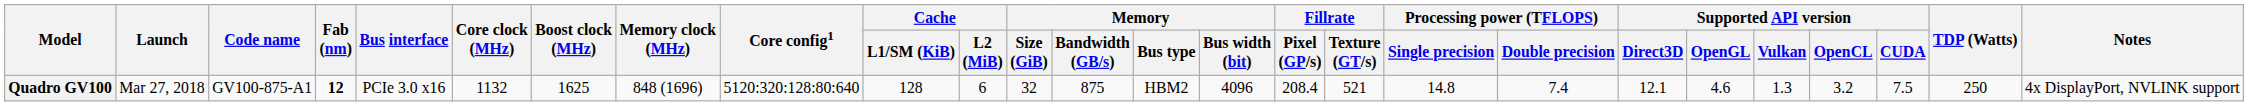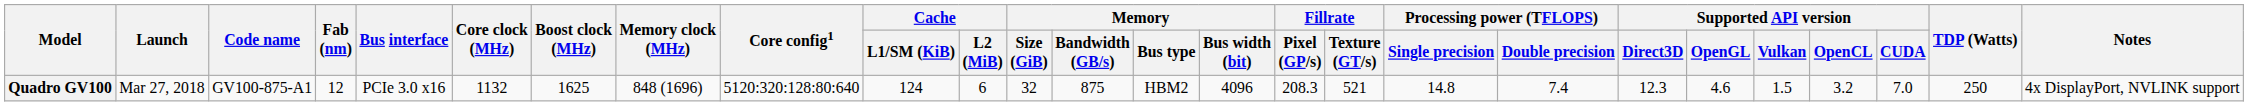(336, 87) bold -> (336, 87) normal
(911, 87) 128 -> (911, 87) 124
(1300, 87) 208.4 -> (1300, 87) 208.3
(1653, 87) 12.1 -> (1653, 87) 12.3
(1782, 87) 1.3 -> (1782, 87) 1.5
(1903, 87) 7.5 -> (1903, 87) 7.0
